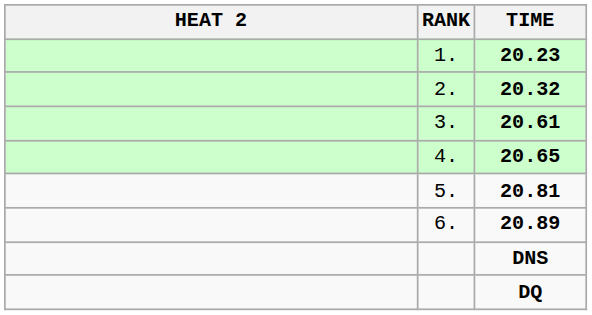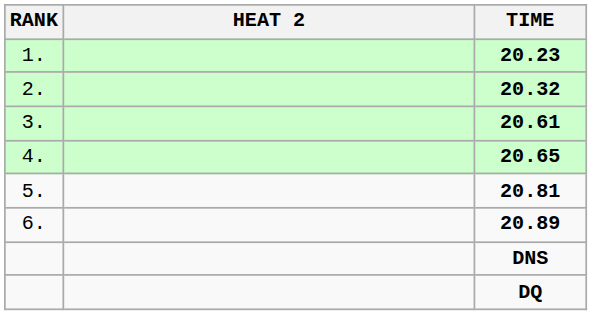columns swapped: (446, 21) <-> (211, 21)
